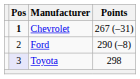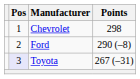(19, 29) bold -> (19, 29) normal
(114, 29) 267 (–31) -> (114, 29) 298
(114, 61) 298 -> (114, 61) 267 (–31)
